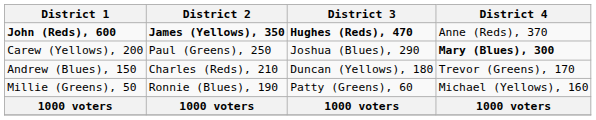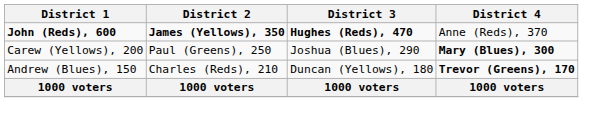(507, 69) normal -> (507, 69) bold
- row: (72, 87)
